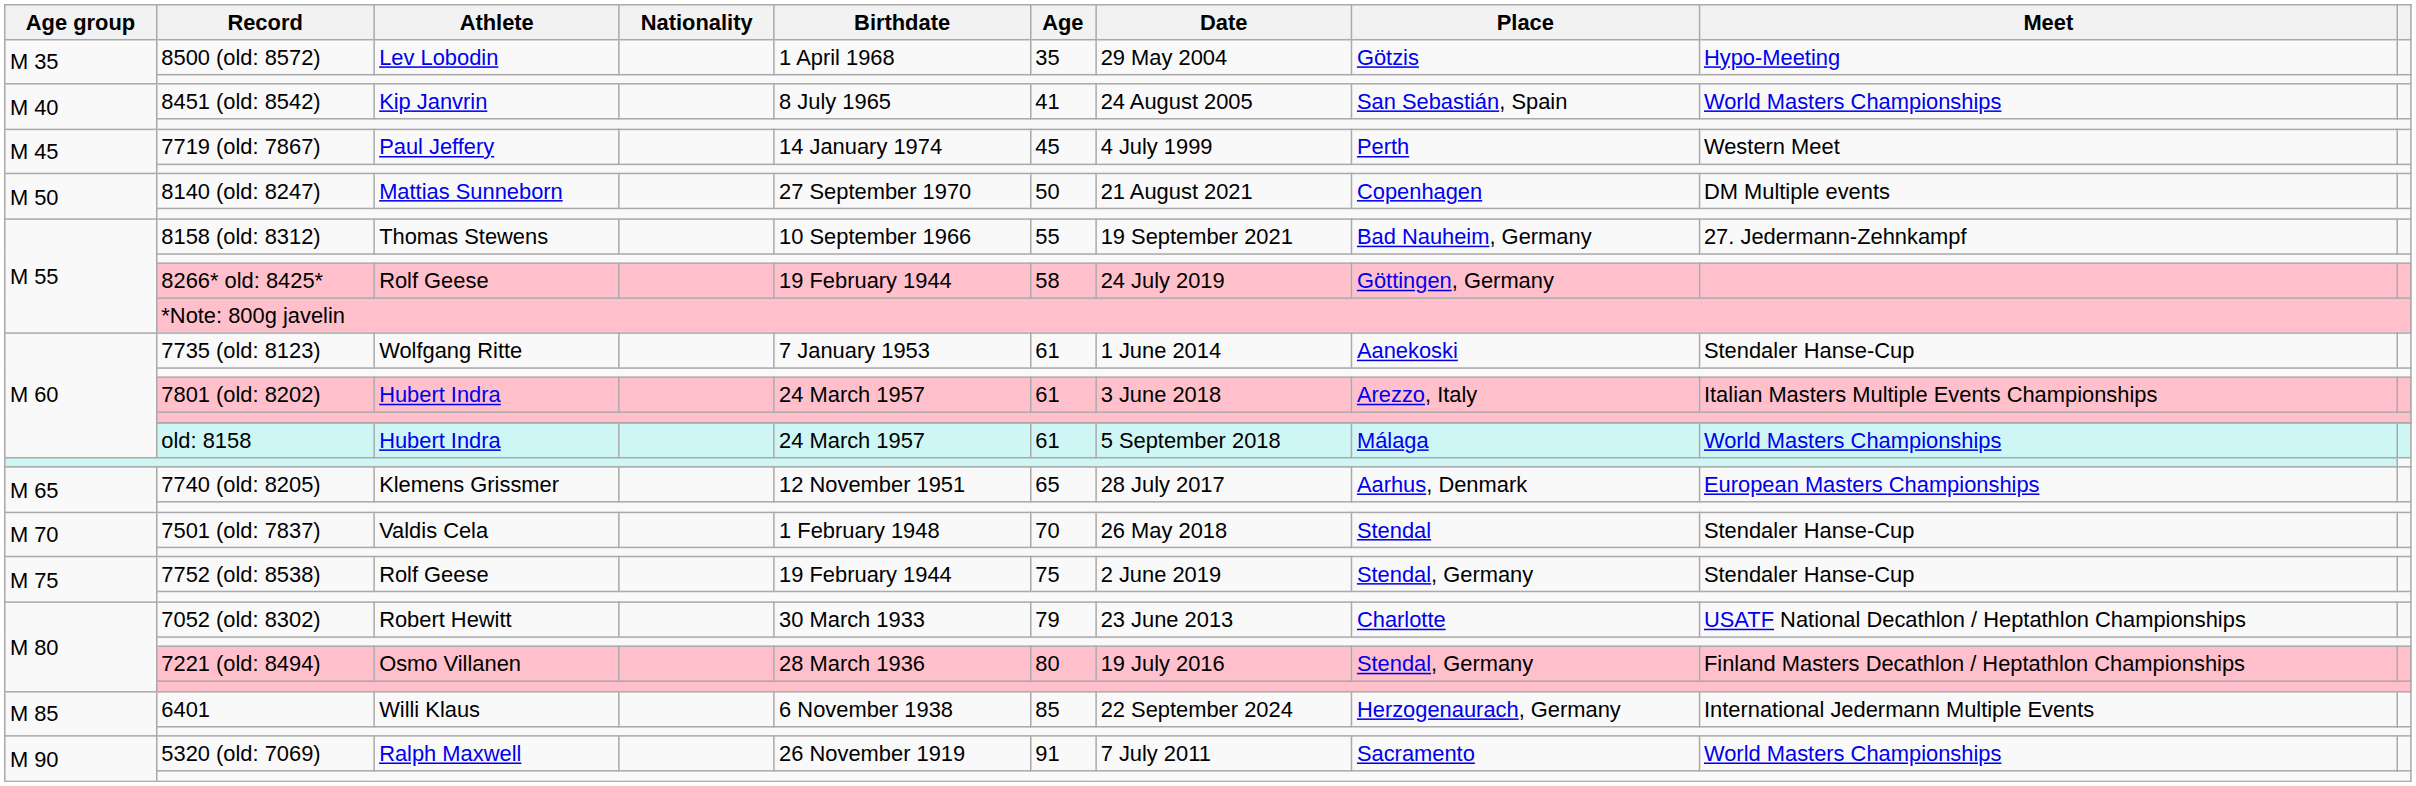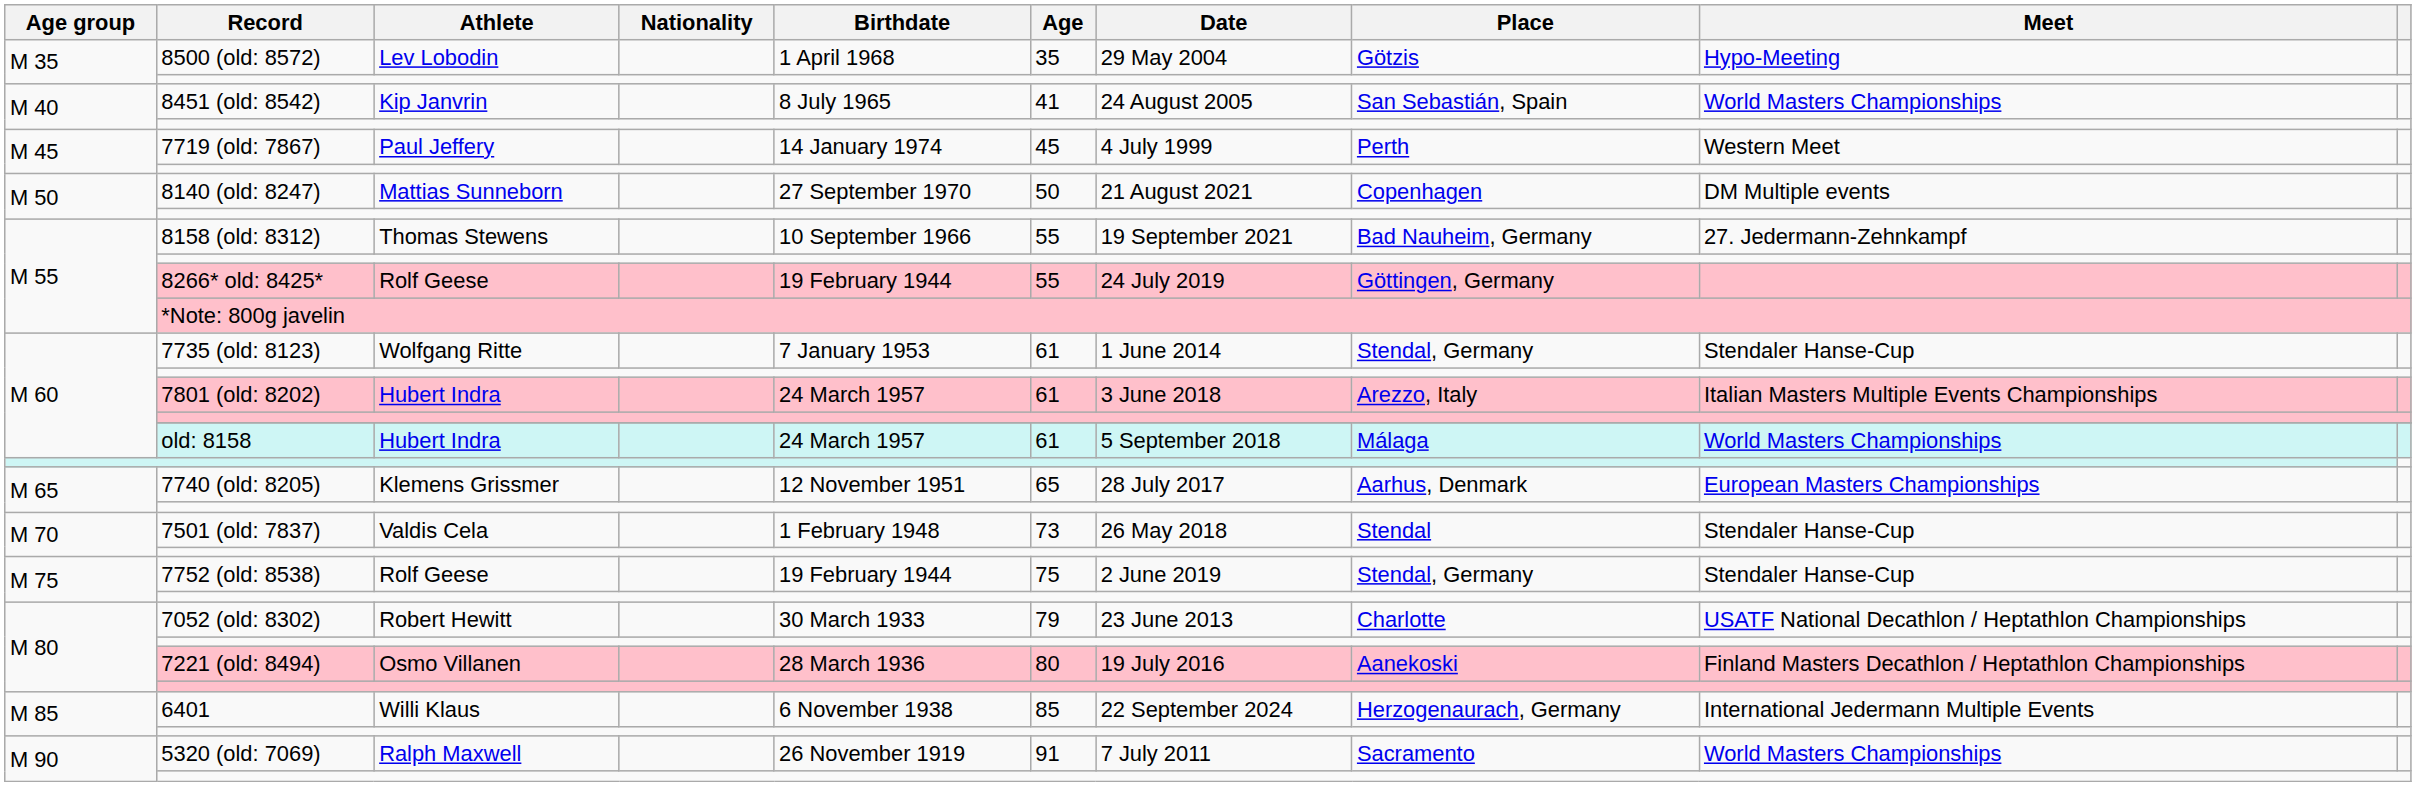(1048, 281) 58 -> (1048, 281) 55
(1407, 350) Aanekoski -> (1445, 350) Stendal, Germany
(1048, 530) 70 -> (1048, 530) 73
(1445, 664) Stendal, Germany -> (1407, 664) Aanekoski
